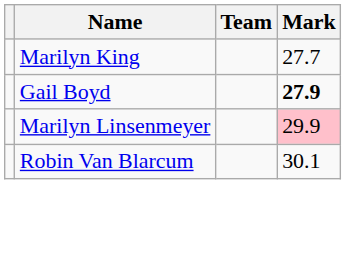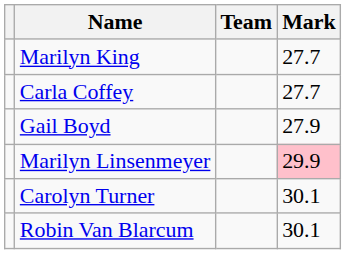+ row: (77, 91)
(301, 91) bold -> (301, 126) normal
+ row: (87, 195)
